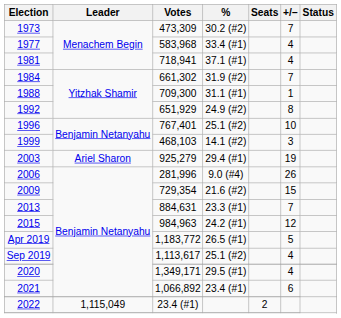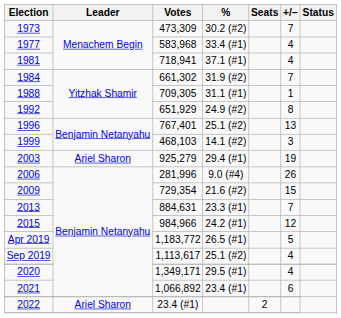(178, 93) 709,300 -> (178, 93) 709,305
(290, 126) 10 -> (290, 126) 13
(178, 223) 984,963 -> (178, 223) 984,966
(103, 304) 1,115,049 -> (103, 304) Ariel Sharon
